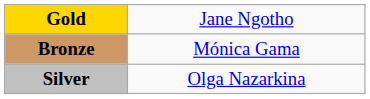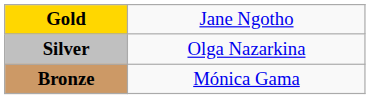rows swapped: (66, 78) <-> (66, 49)
